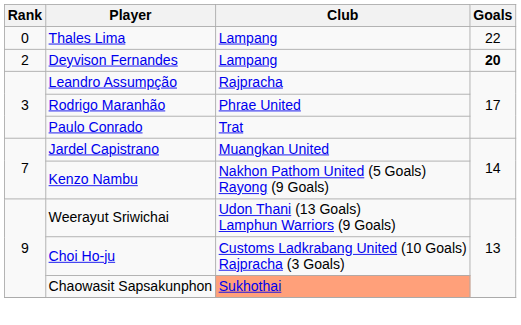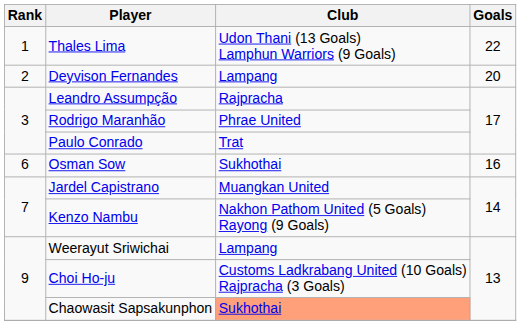(25, 37) 0 -> (25, 45) 1
(248, 37) Lampang -> (307, 45) Udon Thani (13 Goals) Lamphun Warriors (9 Goals)
(493, 60) bold -> (493, 76) normal
+ row: (87, 165)
(307, 218) Udon Thani (13 Goals) Lamphun Warriors (9 Goals) -> (248, 248) Lampang
